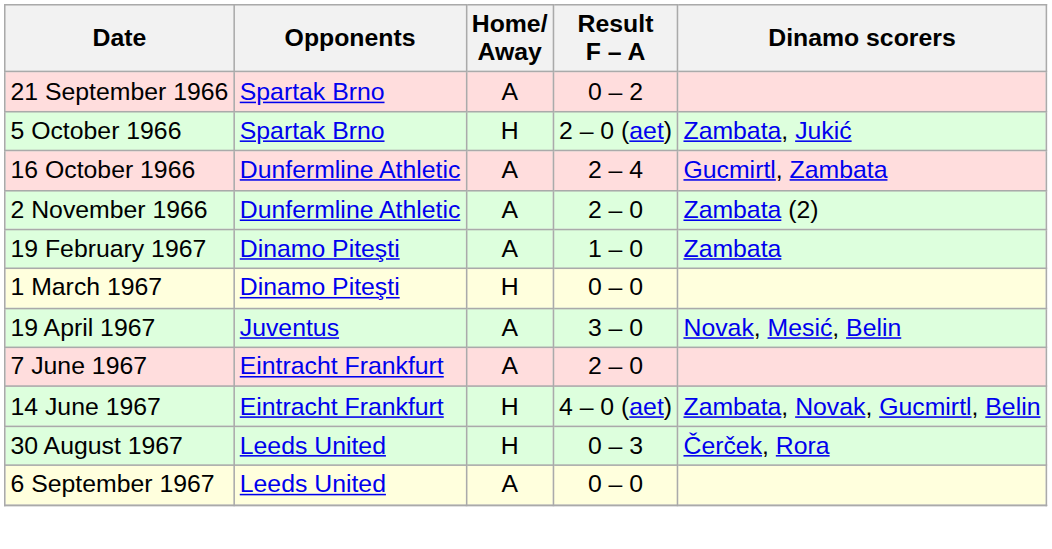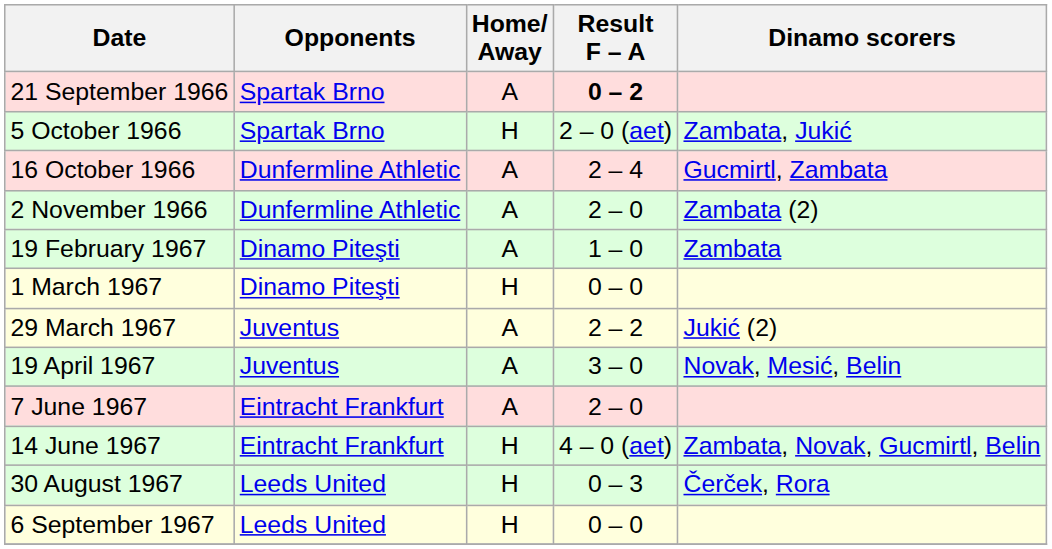(616, 91) normal -> (616, 91) bold
+ row: (93, 327)
(510, 484) A -> (510, 524) H
